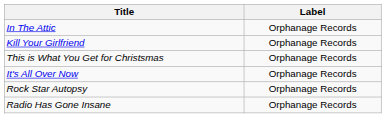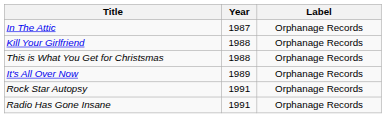+ column: (239, 12)
